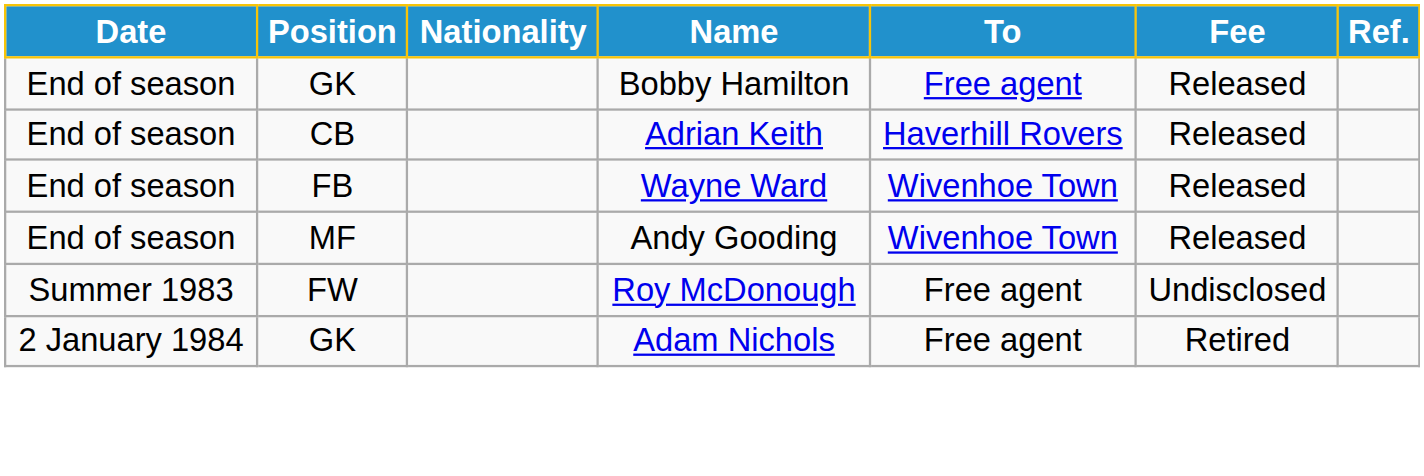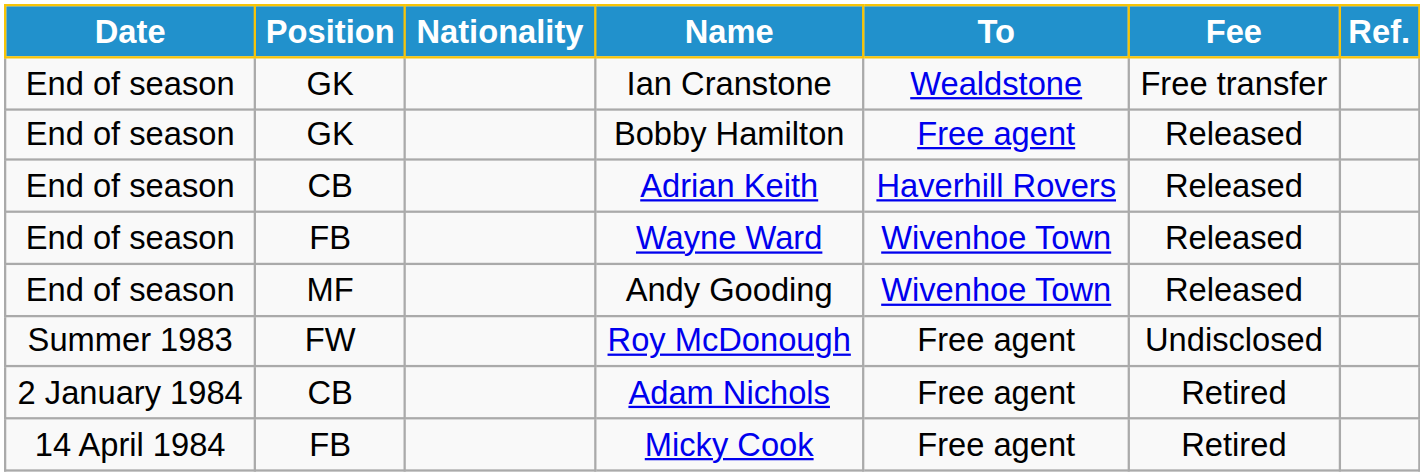+ row: (729, 83)
(332, 341) GK -> (330, 393) CB
+ row: (729, 444)
